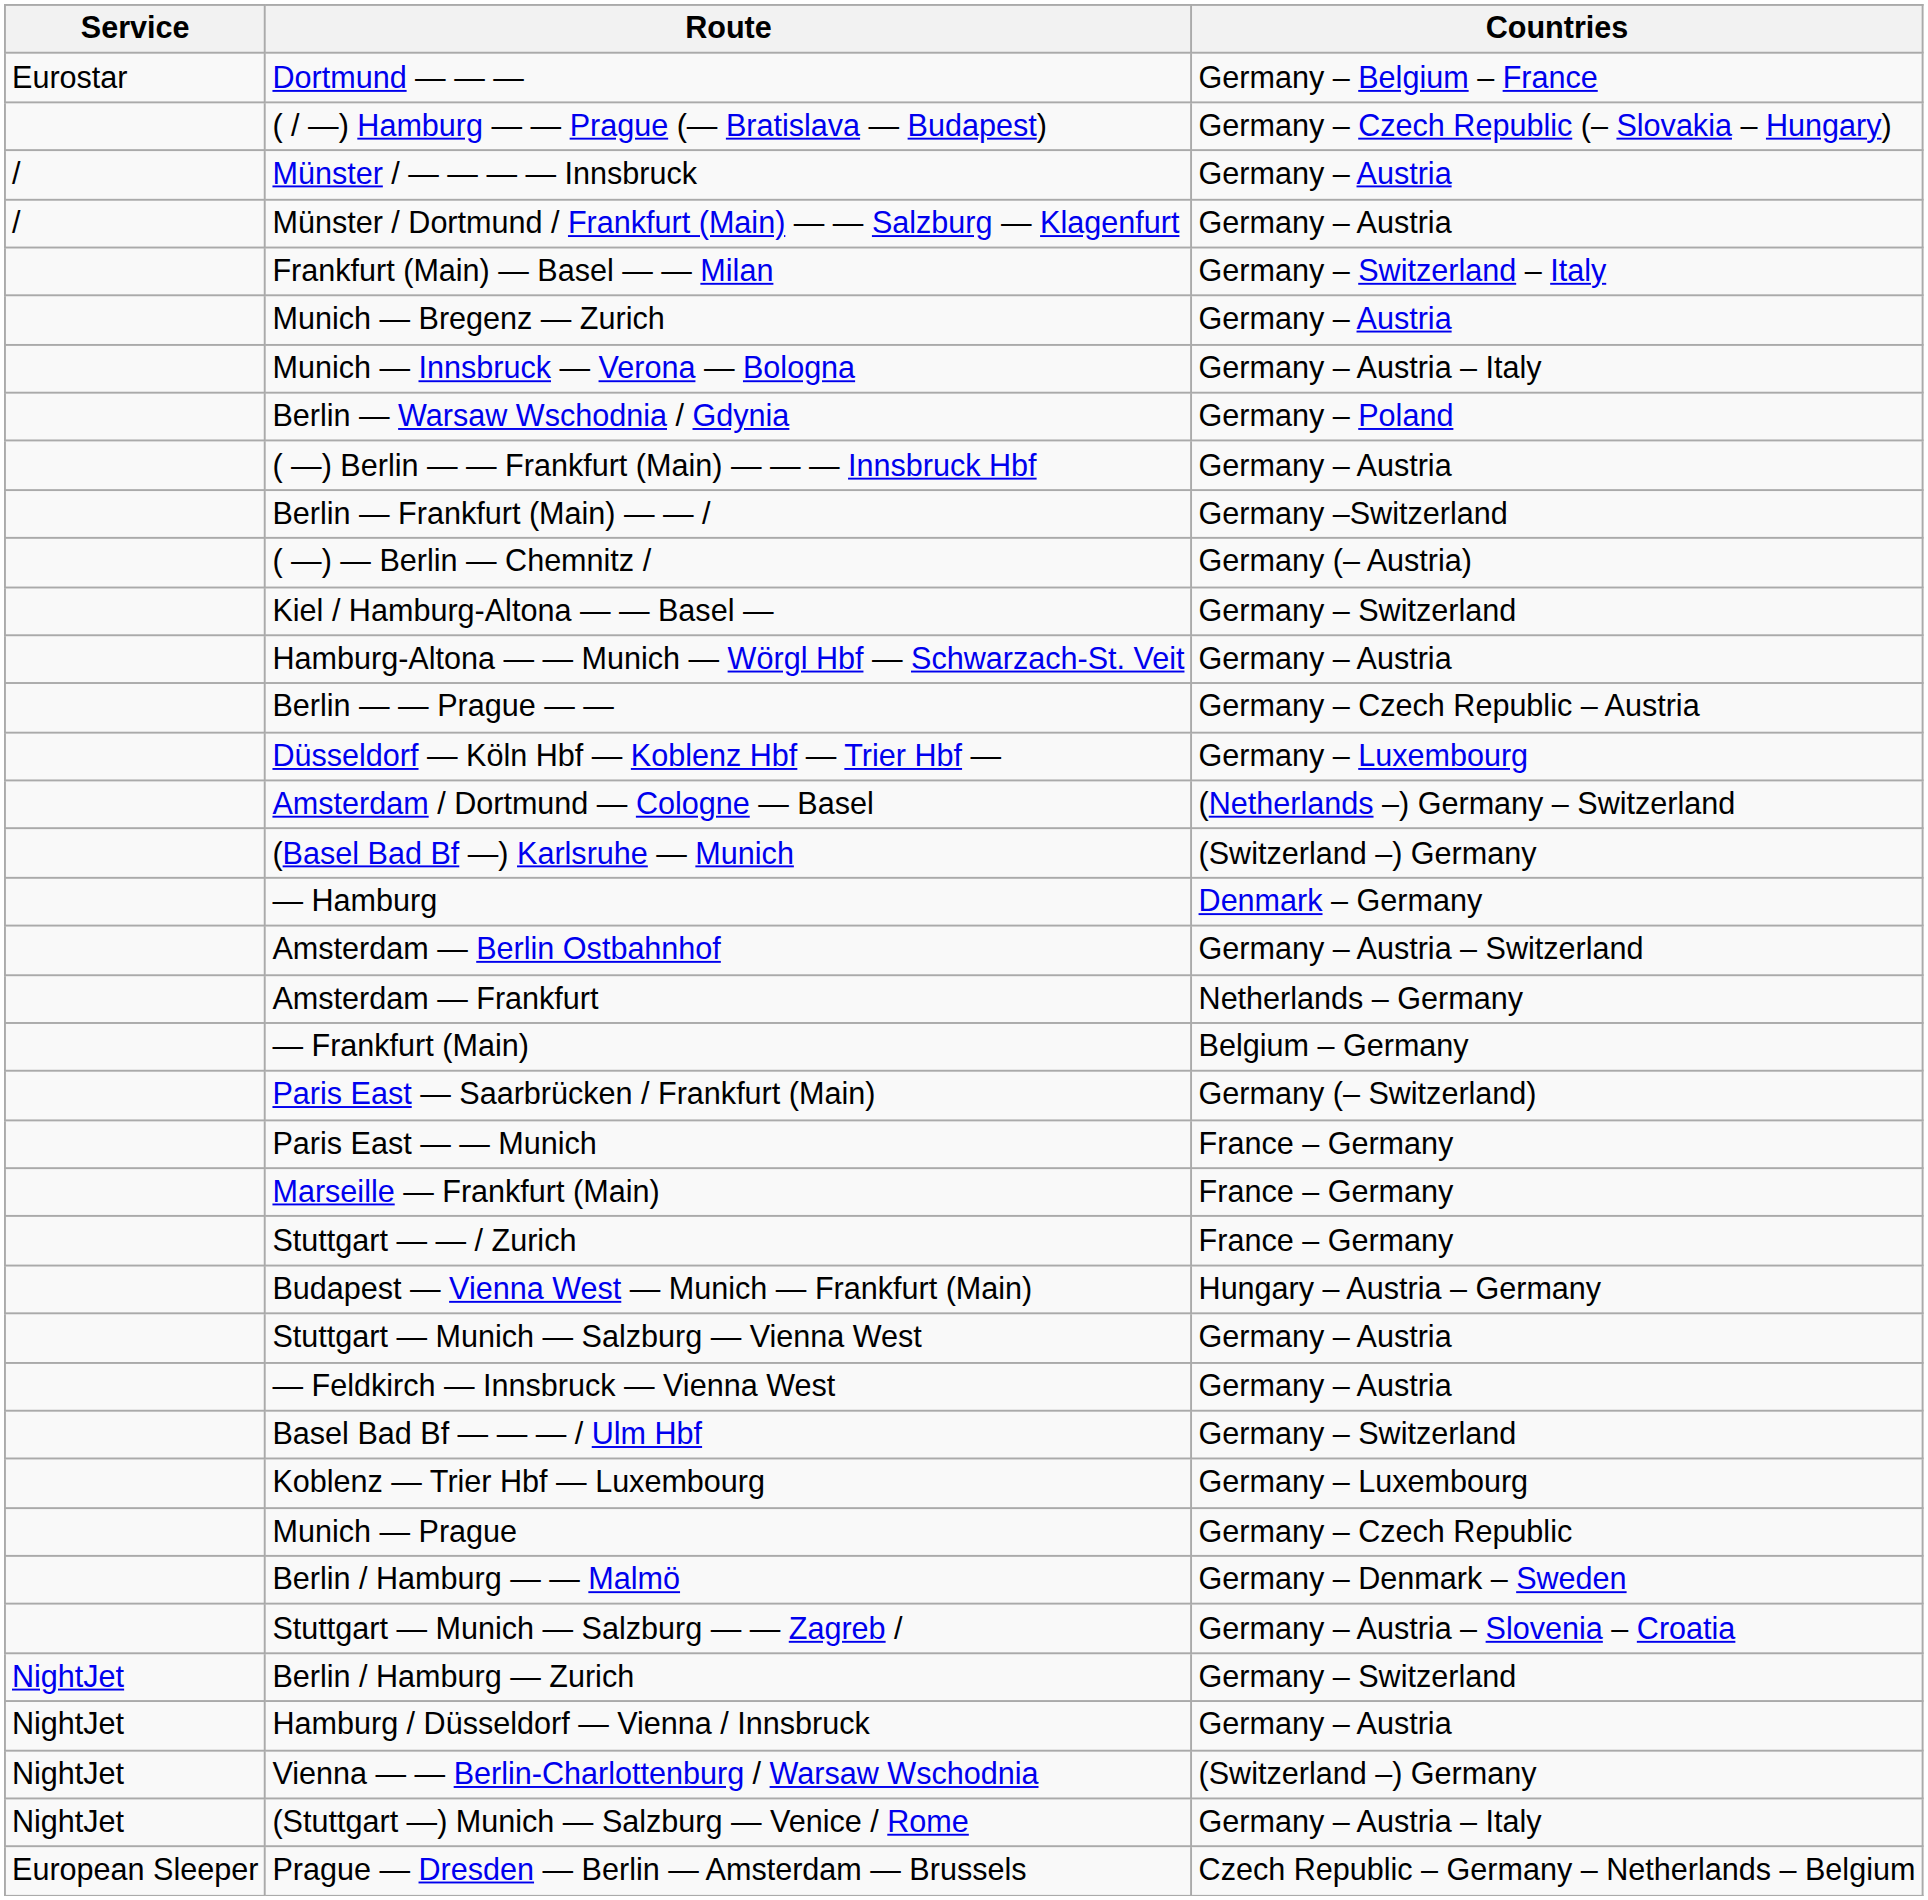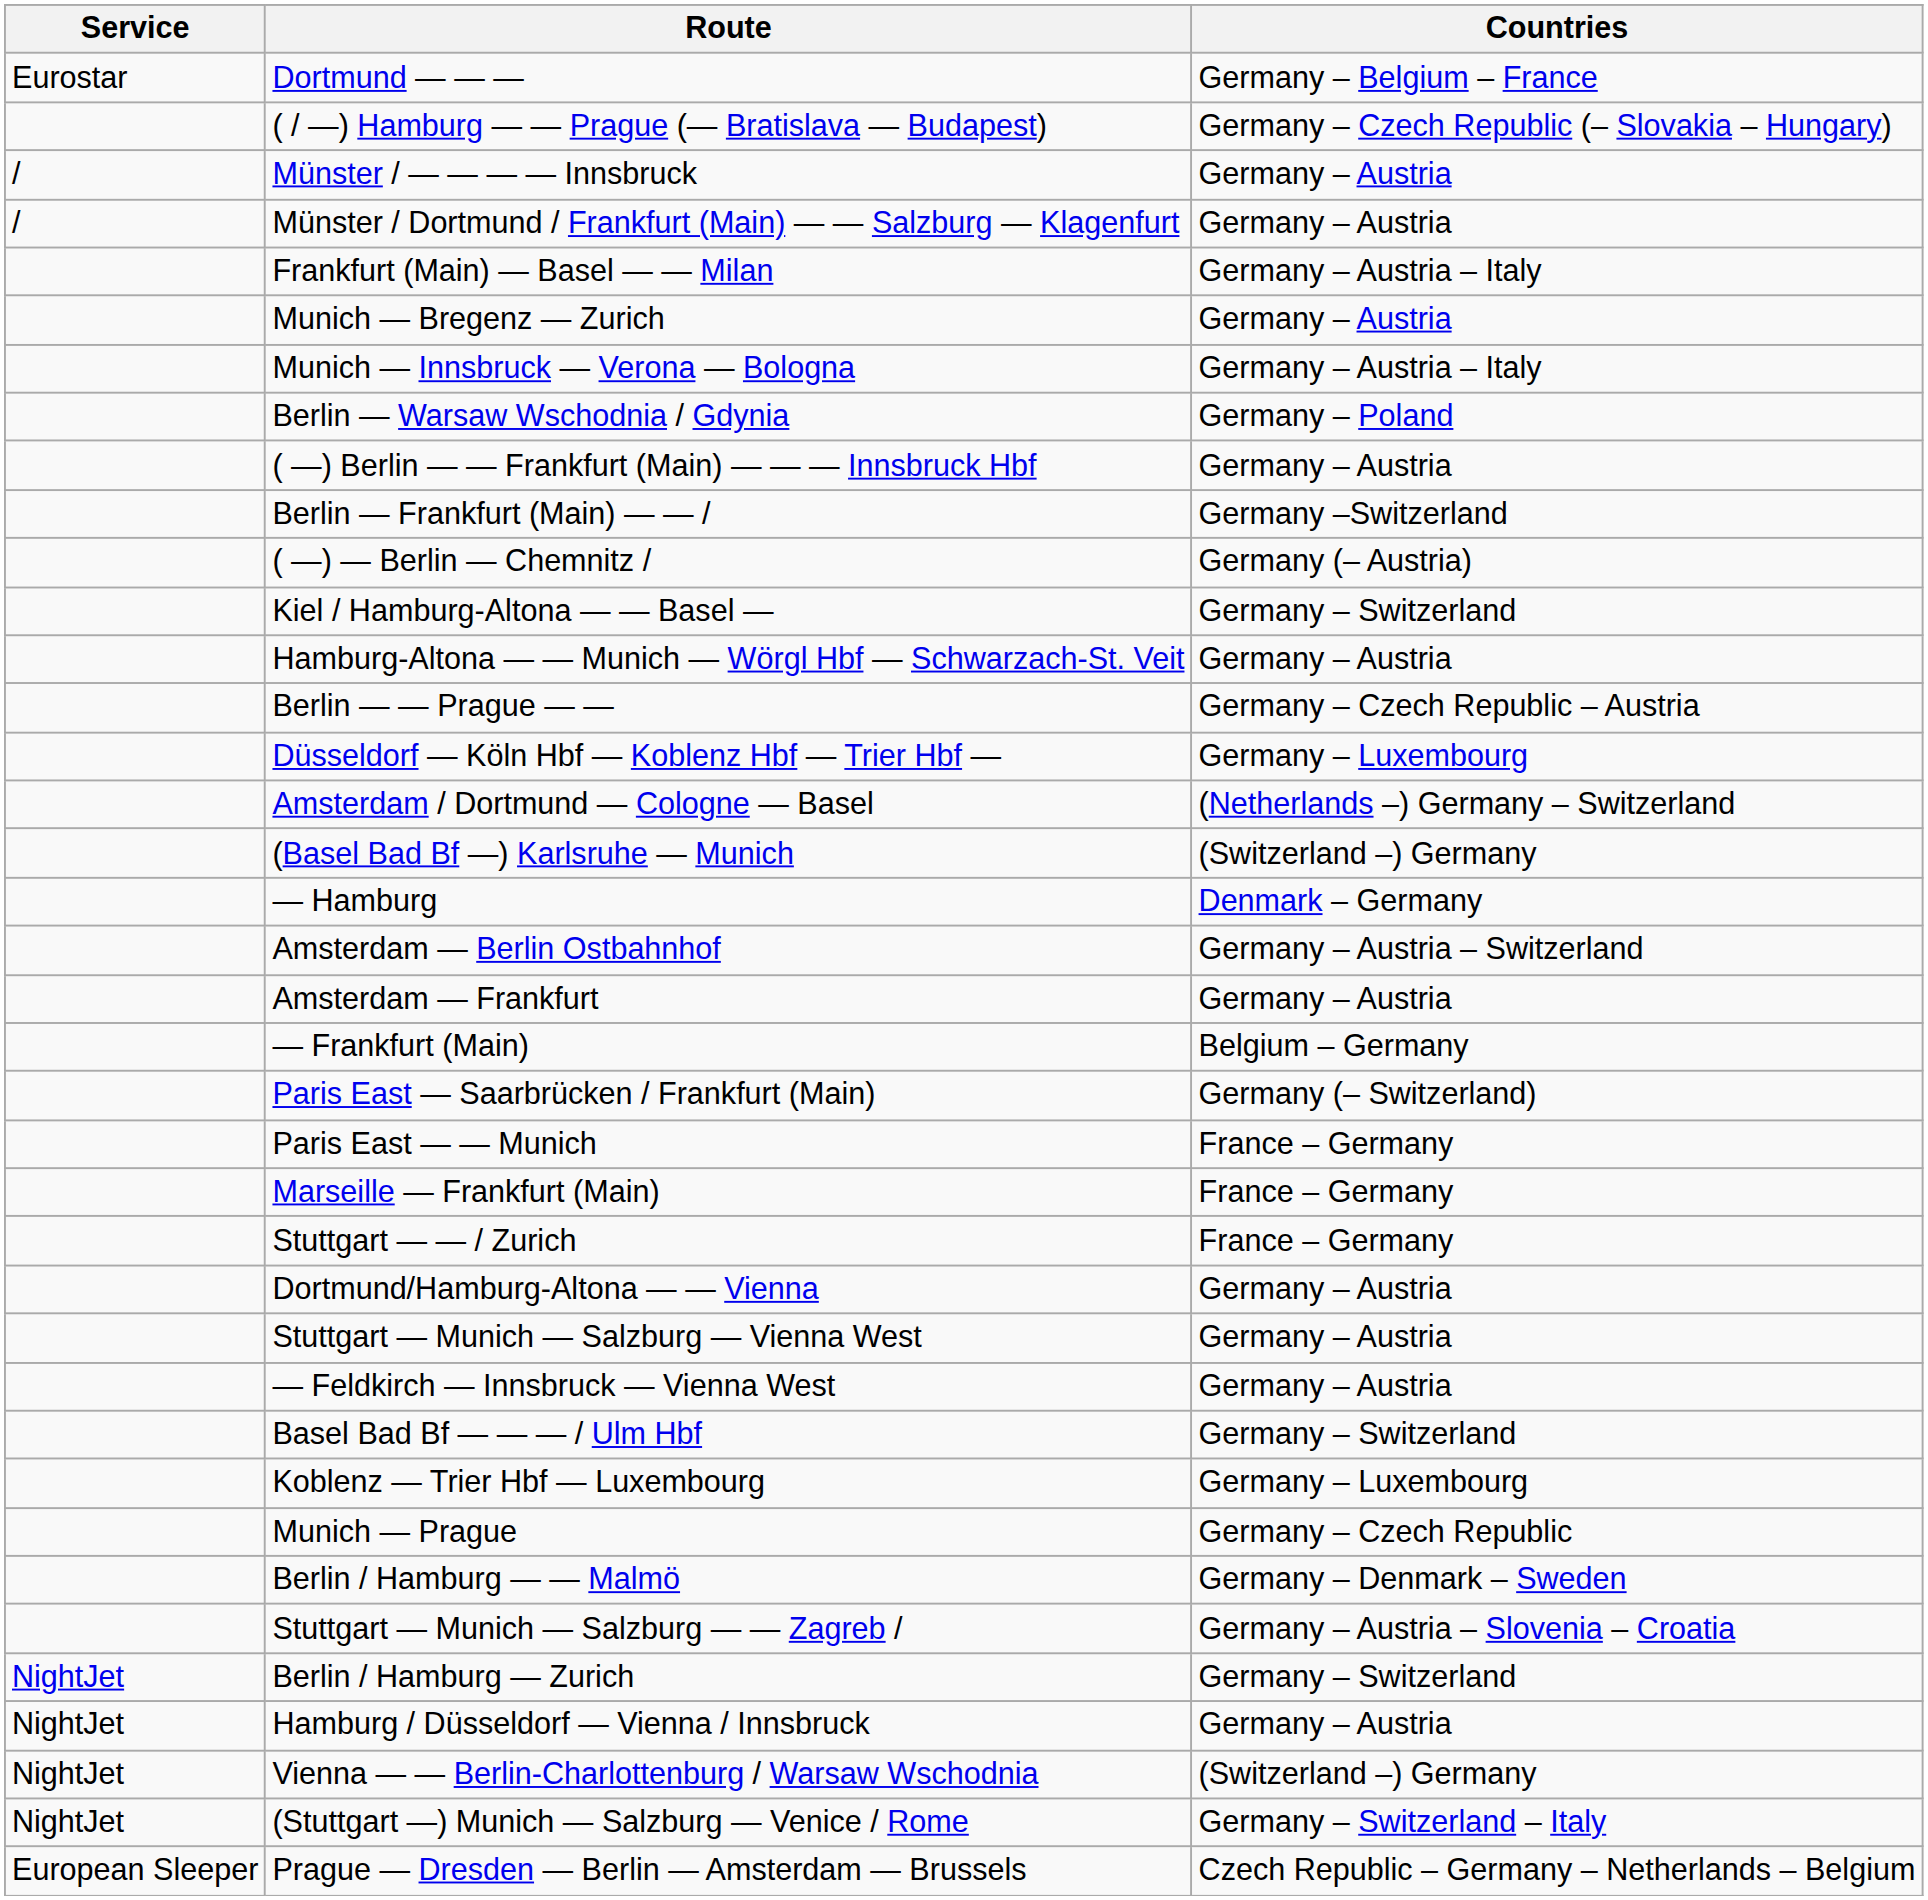(1402, 271) Germany – Switzerland – Italy -> (1370, 271) Germany – Austria – Italy
(1361, 998) Netherlands – Germany -> (1325, 998) Germany – Austria
- row: (652, 1288)
+ row: (546, 1288)
(1370, 1821) Germany – Austria – Italy -> (1402, 1821) Germany – Switzerland – Italy
